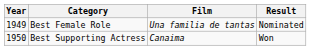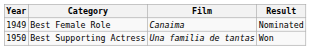(202, 25) Una familia de tantas -> (167, 25) Canaima
(167, 38) Canaima -> (202, 38) Una familia de tantas
